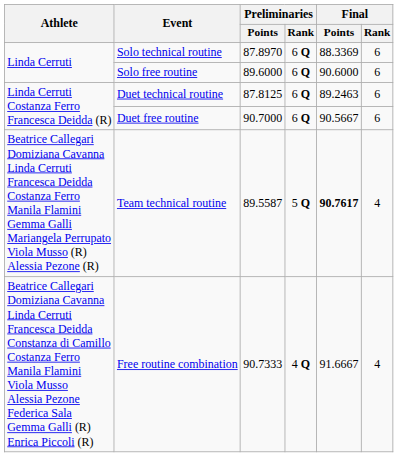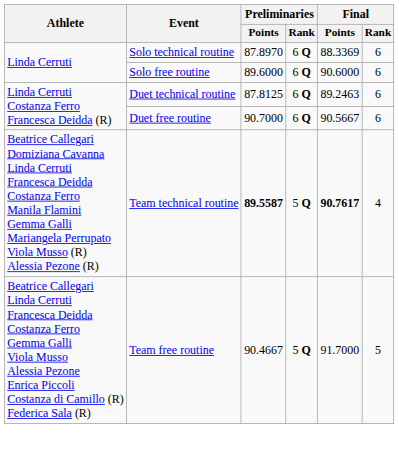(263, 203) normal -> (264, 203) bold
+ row: (172, 350)
- row: (177, 364)
